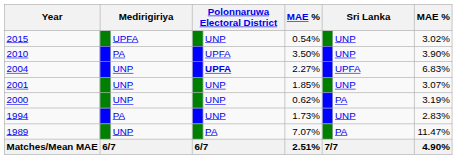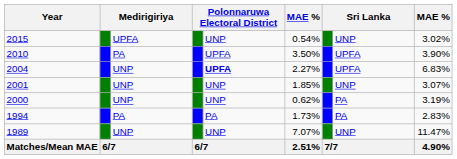(345, 54) UNP -> (348, 54) UPFA
(215, 116) UNP -> (211, 116) PA
(345, 116) UNP -> (341, 116) PA
(211, 131) PA -> (215, 131) UNP
(341, 131) PA -> (345, 131) UNP
